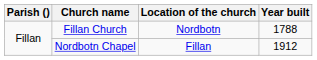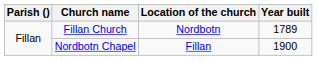(285, 30) 1788 -> (285, 30) 1789
(285, 47) 1912 -> (285, 47) 1900
